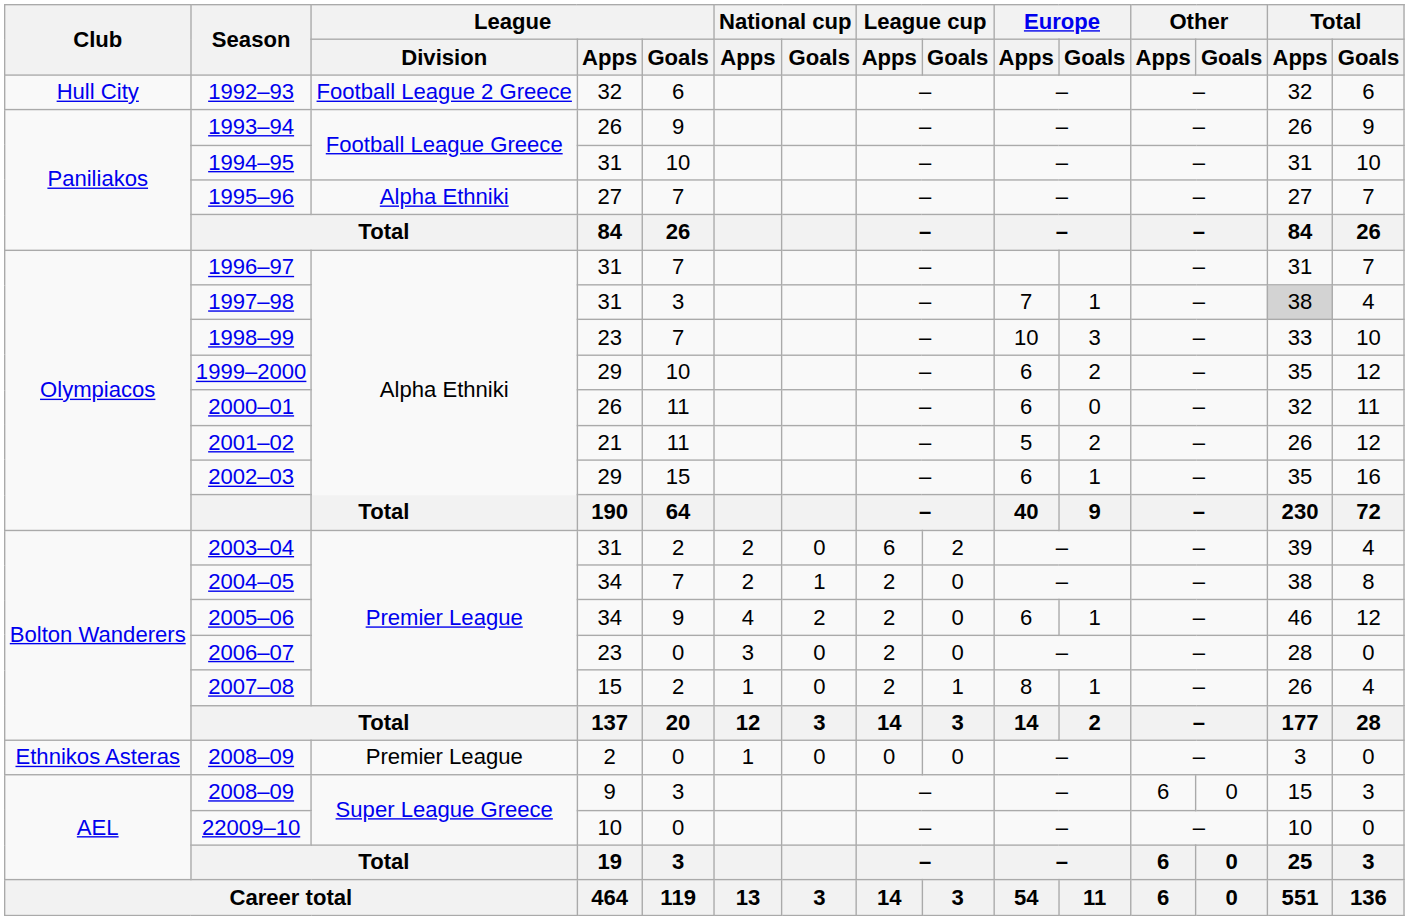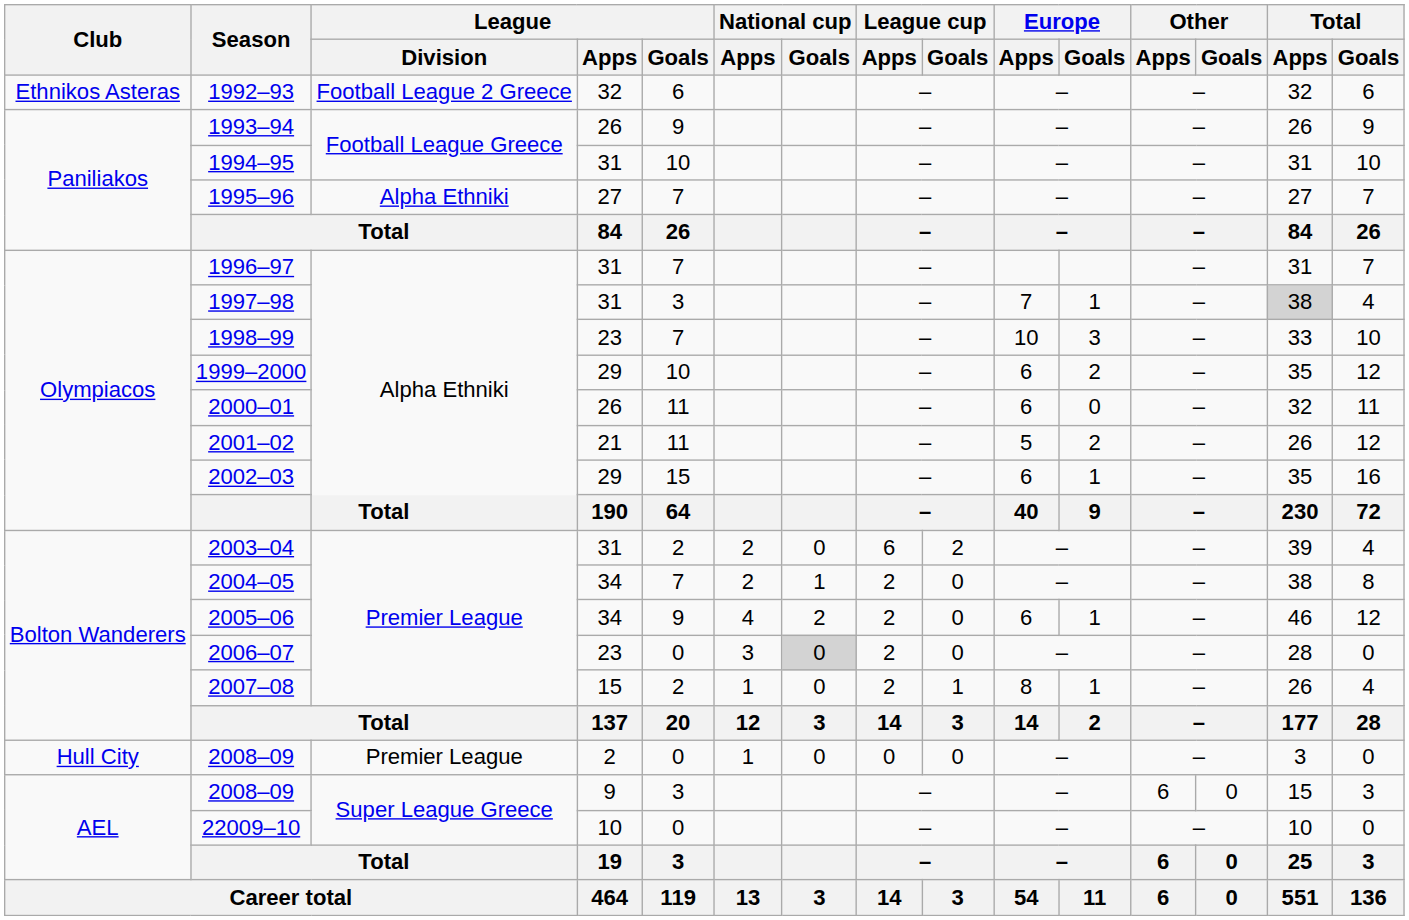(98, 92) Hull City -> (98, 92) Ethnikos Asteras
(819, 652) no background -> (819, 652) lightgrey background
(98, 757) Ethnikos Asteras -> (98, 757) Hull City
